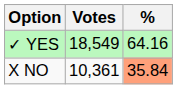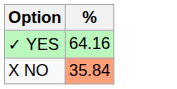- column: (94, 17)
